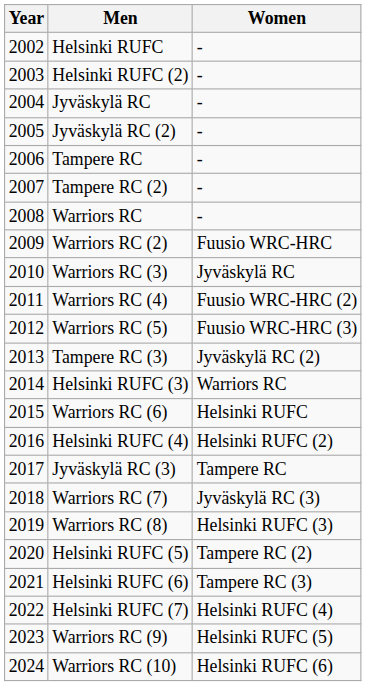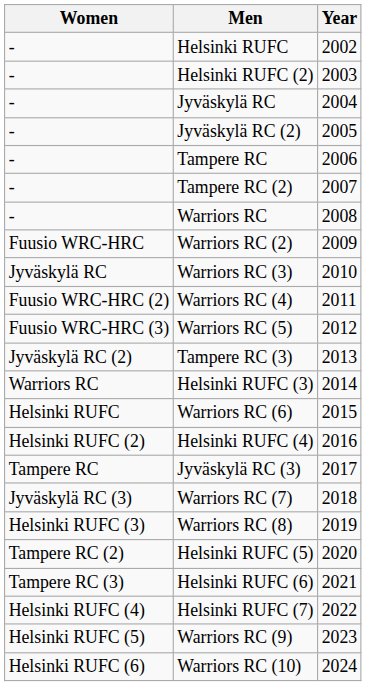columns swapped: (26, 18) <-> (277, 18)
